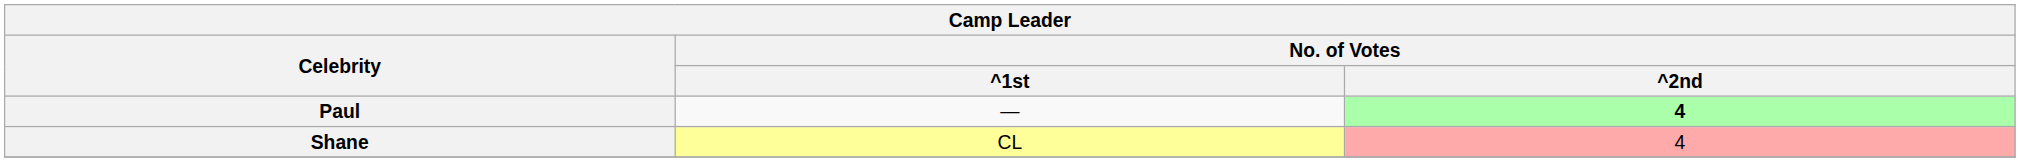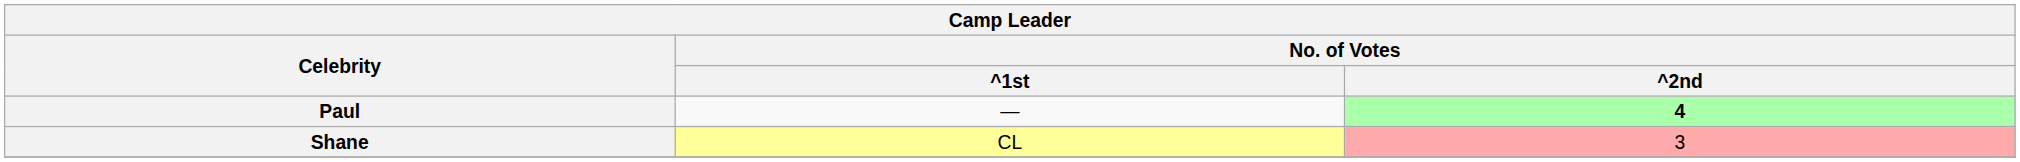(1680, 142) 4 -> (1680, 142) 3
